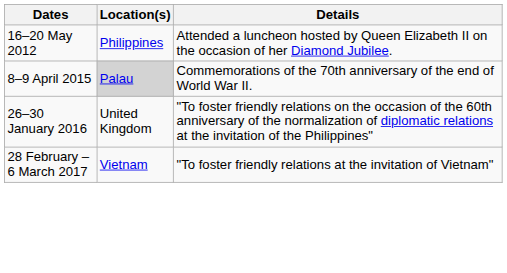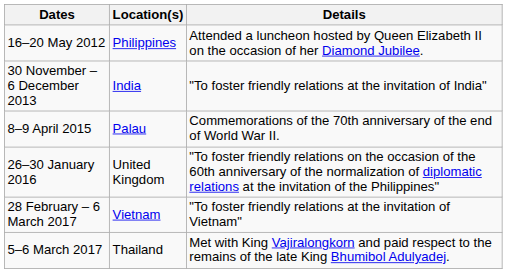+ row: (52, 86)
(117, 78) lightgrey background -> (129, 128) no background
+ row: (55, 250)
